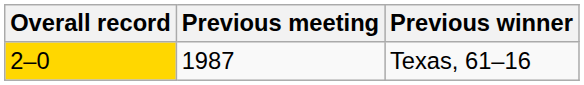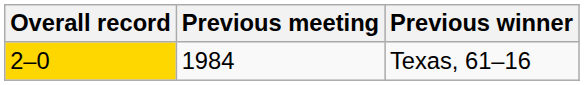(208, 60) 1987 -> (208, 60) 1984
